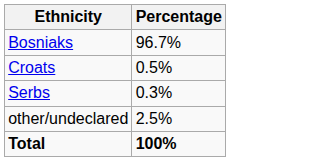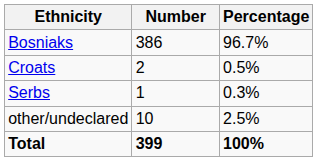+ column: (176, 17)
